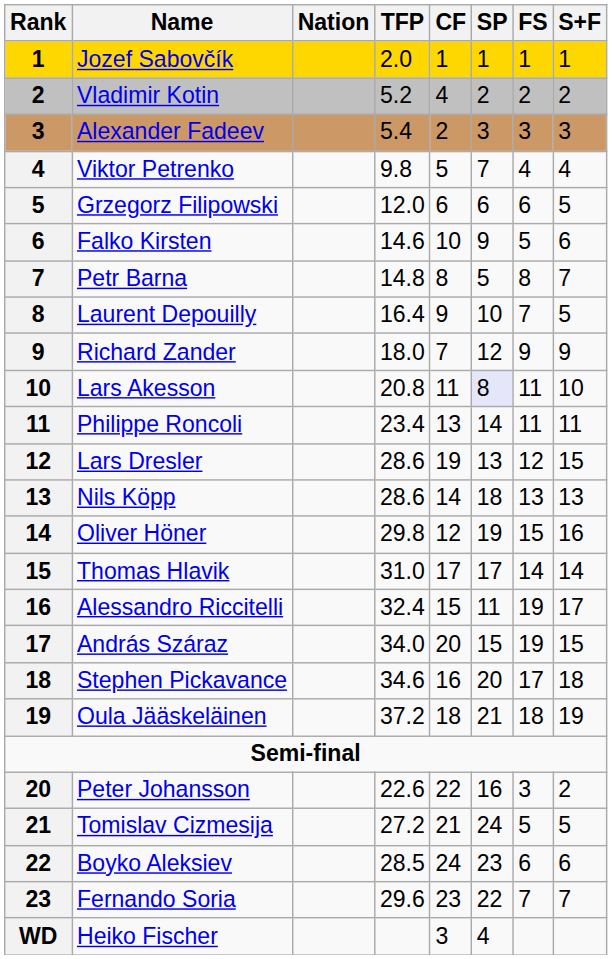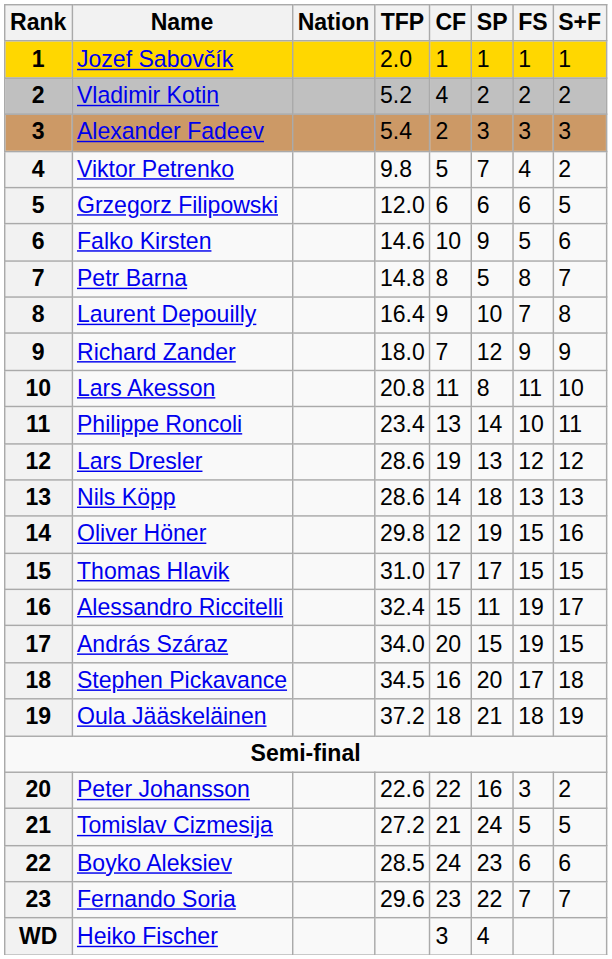(565, 168) 4 -> (565, 168) 2
(565, 315) 5 -> (565, 315) 8
(483, 388) lavender background -> (483, 388) no background
(530, 424) 11 -> (531, 424) 10
(571, 461) 15 -> (571, 461) 12
(531, 570) 14 -> (531, 570) 15
(571, 570) 14 -> (571, 570) 15
(402, 680) 34.6 -> (402, 680) 34.5
